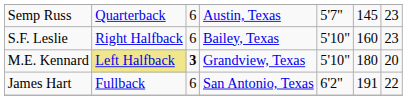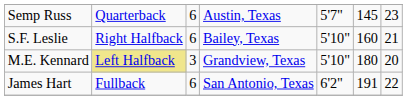(392, 38) 23 -> (392, 38) 21
(193, 60) bold -> (193, 60) normal
